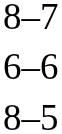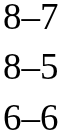rows swapped: (31, 117) <-> (31, 67)
